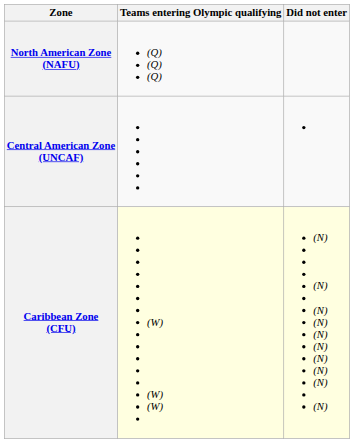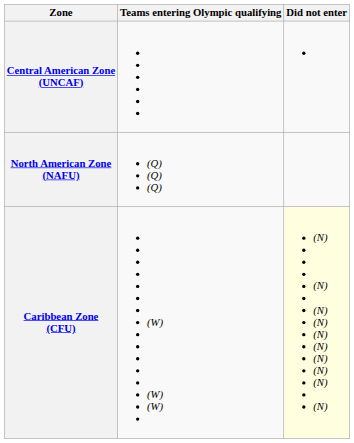rows swapped: (61, 58) <-> (61, 151)
(201, 328) lightyellow background -> (201, 328) no background
